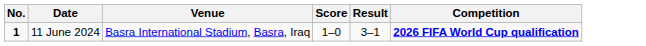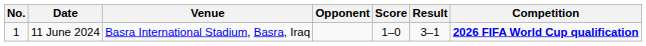+ column: (343, 13)
(16, 31) bold -> (16, 31) normal
